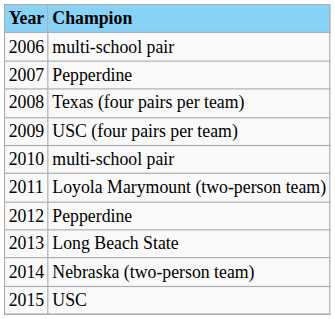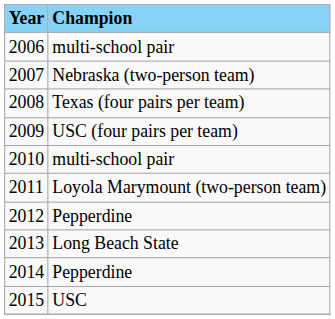(92, 74) Pepperdine -> (153, 74) Nebraska (two-person team)
(153, 272) Nebraska (two-person team) -> (92, 272) Pepperdine
